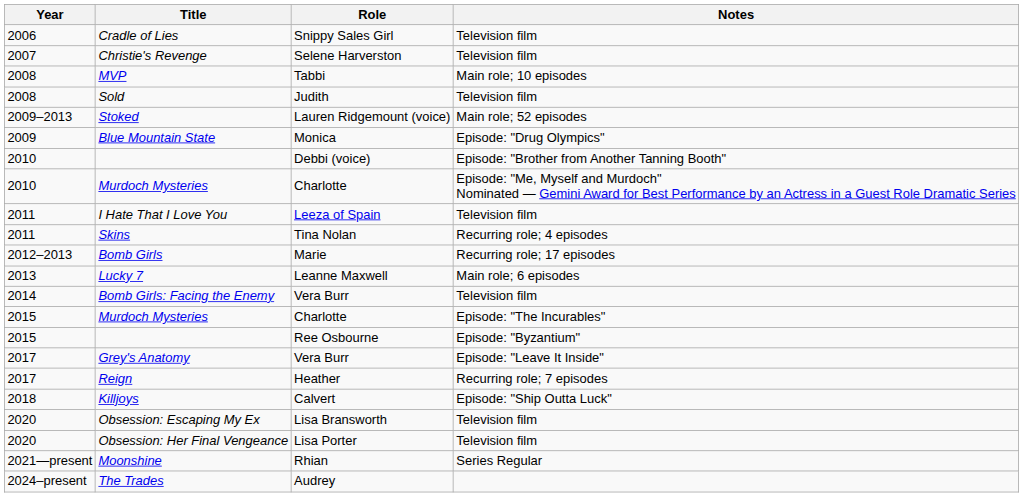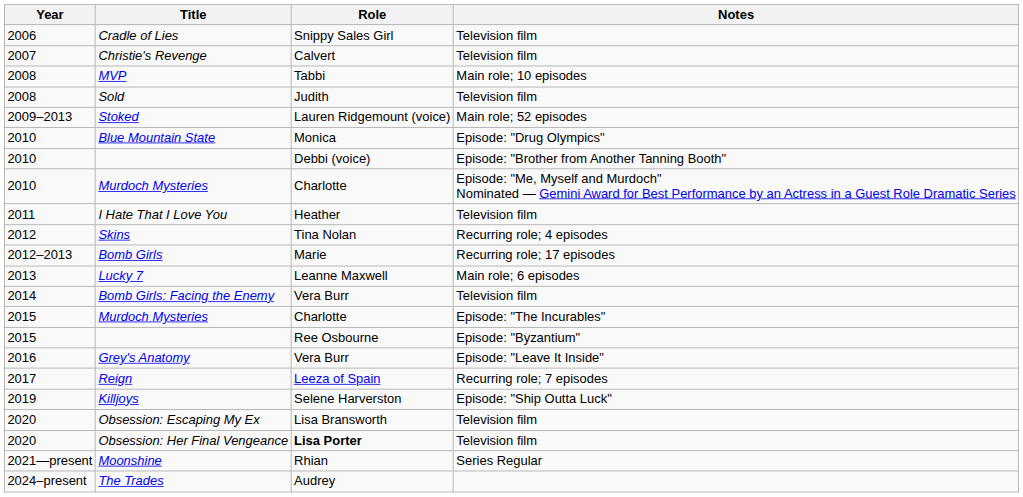(348, 55) Selene Harverston -> (315, 55) Calvert
(22, 138) 2009 -> (22, 138) 2010
(337, 214) Leeza of Spain -> (317, 214) Heather
(21, 234) 2011 -> (22, 234) 2012
(22, 358) 2017 -> (22, 358) 2016
(317, 378) Heather -> (337, 378) Leeza of Spain
(22, 399) 2018 -> (22, 399) 2019
(315, 399) Calvert -> (348, 399) Selene Harverston
(325, 440) normal -> (328, 440) bold
